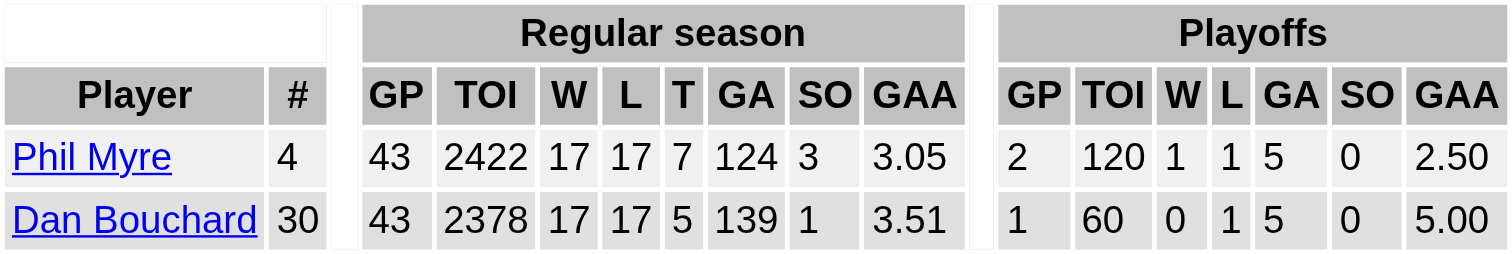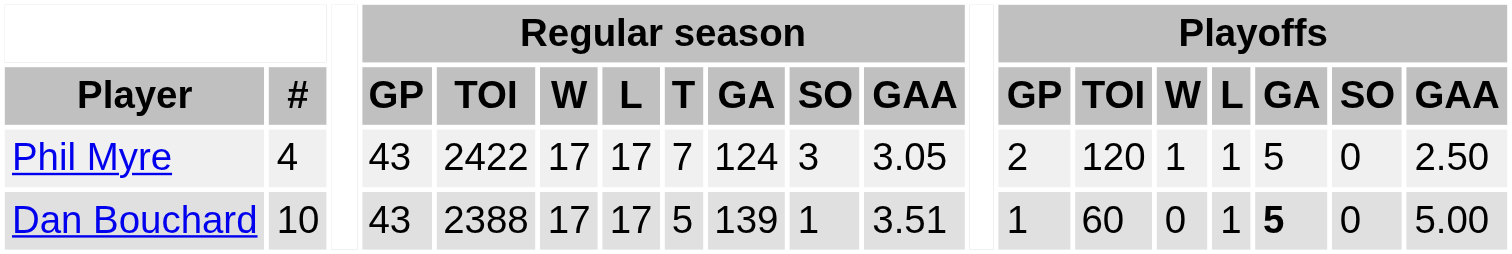(298, 220) 30 -> (298, 220) 10
(486, 220) 2378 -> (486, 220) 2388
(1274, 220) normal -> (1274, 220) bold
